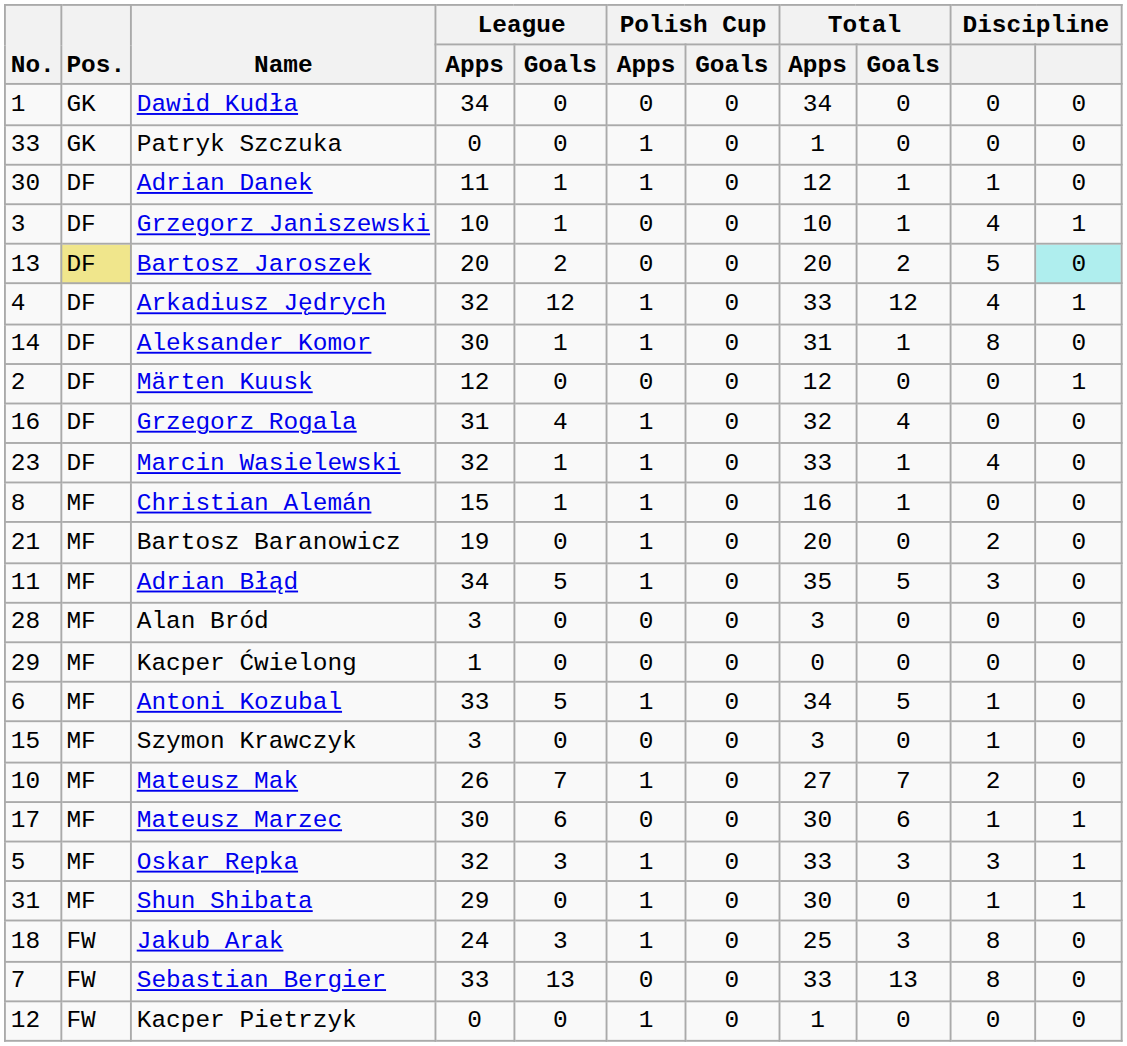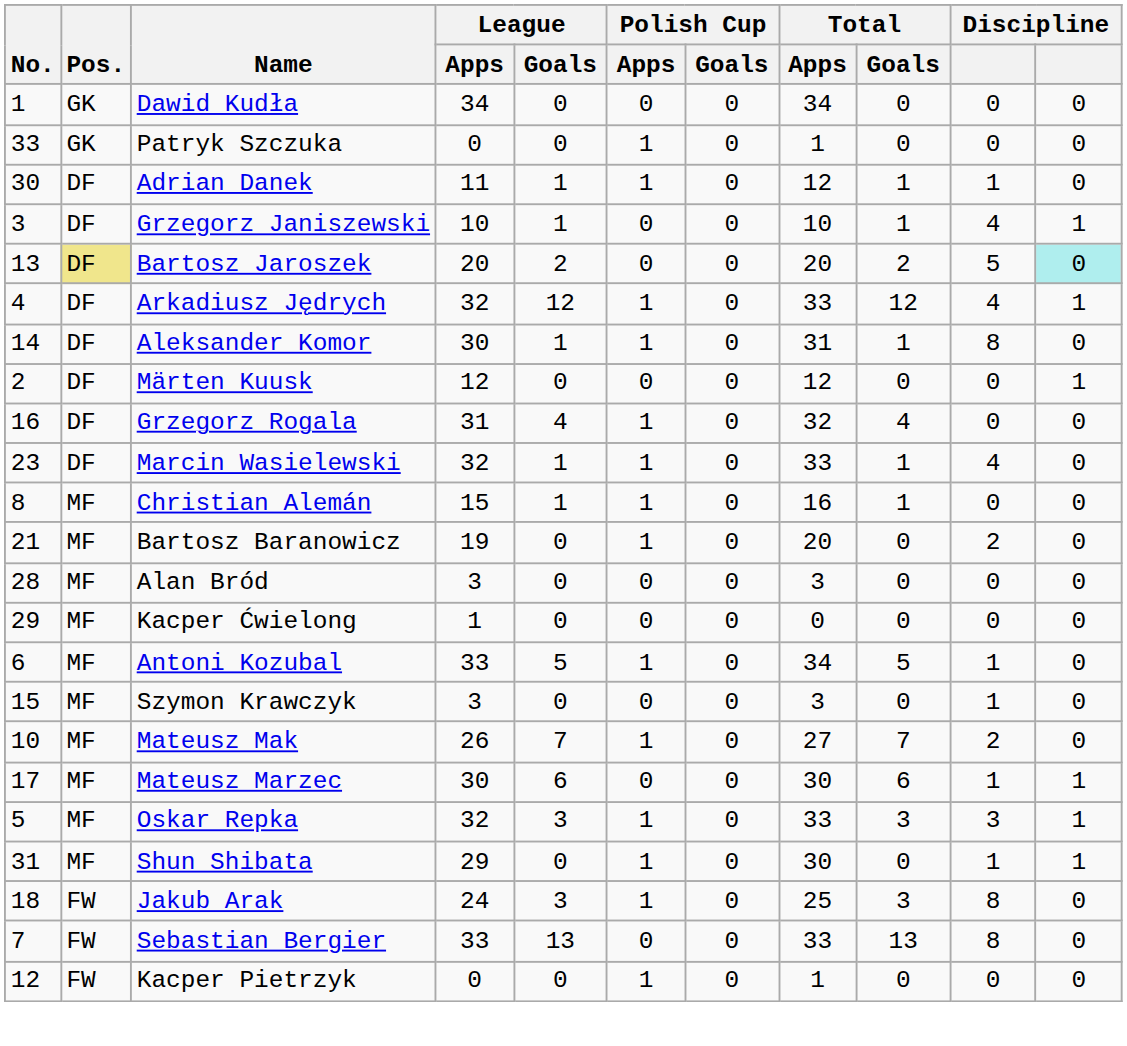- row: (217, 583)
